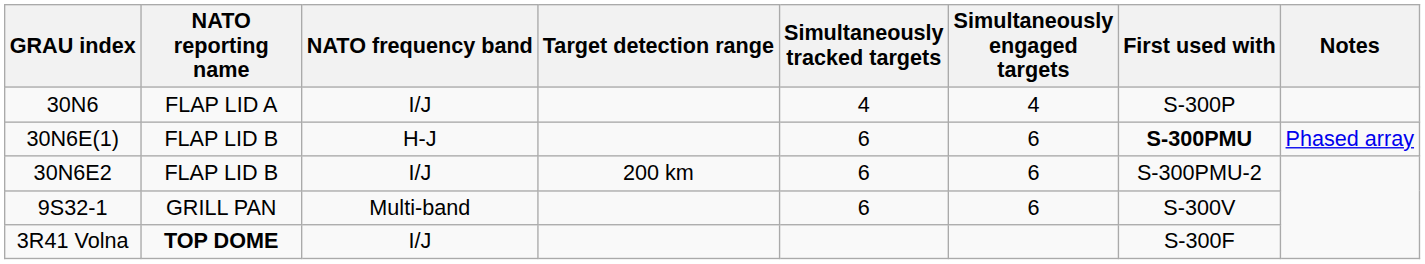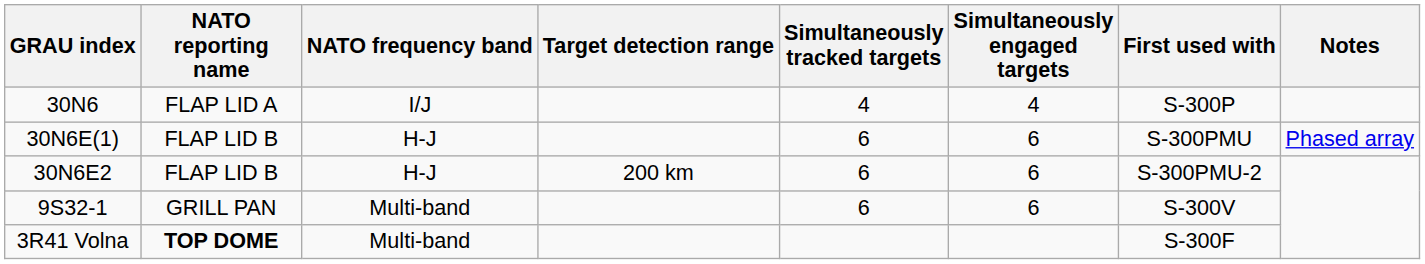(1199, 138) bold -> (1199, 138) normal
(420, 172) I/J -> (420, 172) H-J
(420, 241) I/J -> (420, 241) Multi-band
